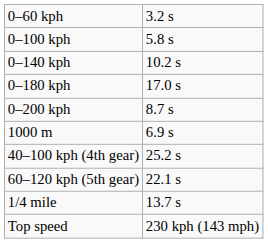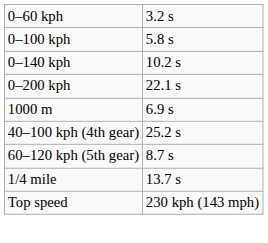- row: (39, 86)
(160, 109) 8.7 s -> (163, 86) 22.1 s
(163, 179) 22.1 s -> (160, 156) 8.7 s
